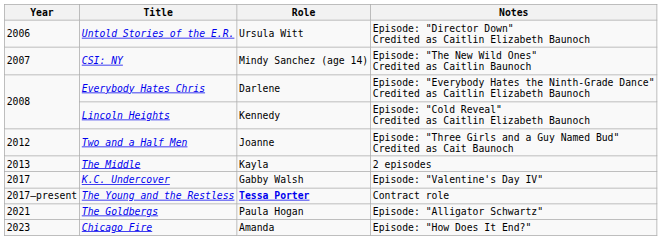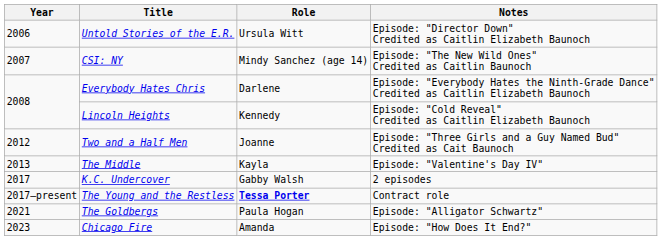(402, 164) 2 episodes -> (458, 164) Episode: "Valentine's Day IV"
(458, 180) Episode: "Valentine's Day IV" -> (402, 180) 2 episodes
